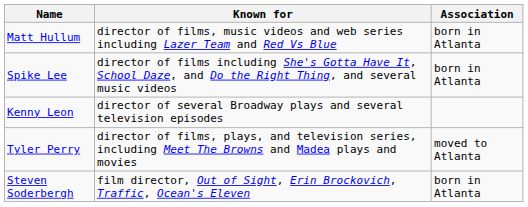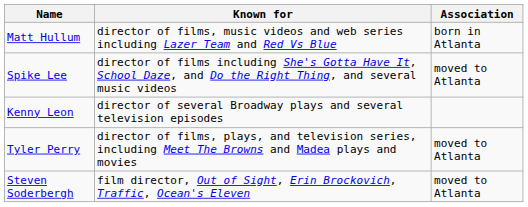(457, 75) born in Atlanta -> (461, 75) moved to Atlanta
(457, 186) born in Atlanta -> (461, 186) moved to Atlanta
